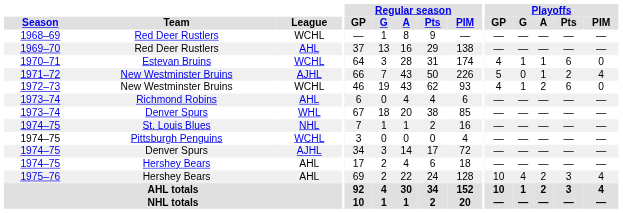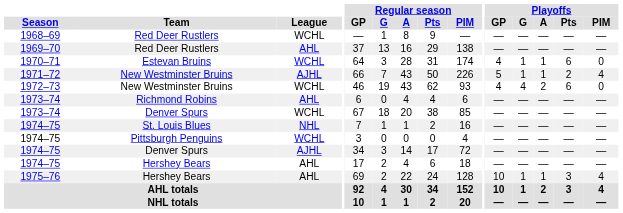(523, 74) 0 -> (523, 74) 1
(523, 87) 1 -> (523, 87) 4
(309, 112) WHL -> (309, 112) WCHL
(523, 176) 4 -> (523, 176) 1
(543, 176) 2 -> (543, 176) 1
